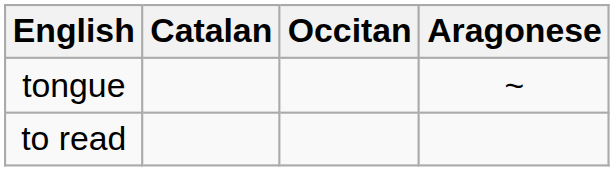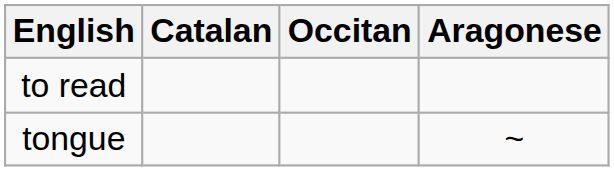rows swapped: (74, 84) <-> (74, 138)
